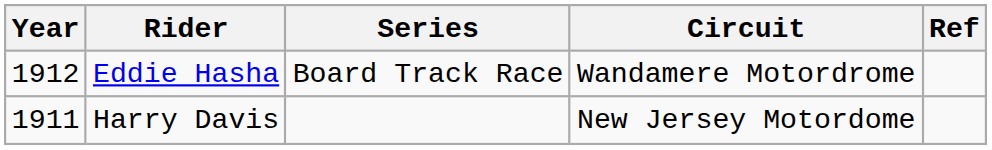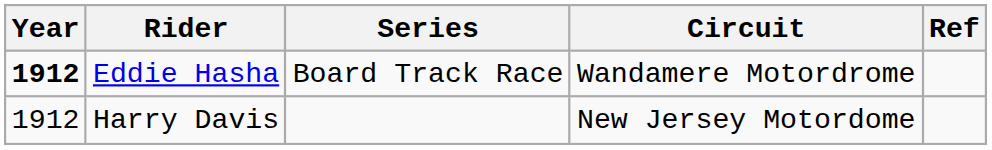(46, 74) normal -> (46, 74) bold
(46, 120) 1911 -> (46, 120) 1912
